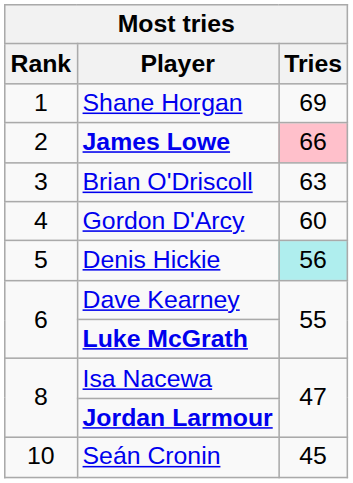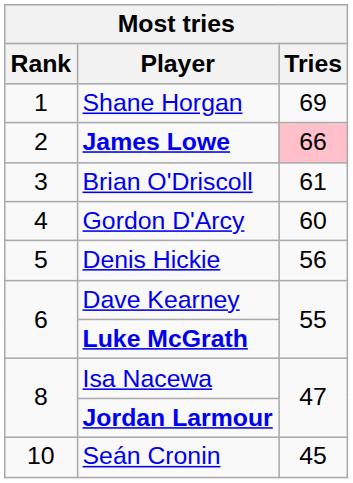(313, 181) 63 -> (313, 181) 61
(313, 260) paleturquoise background -> (313, 260) no background
